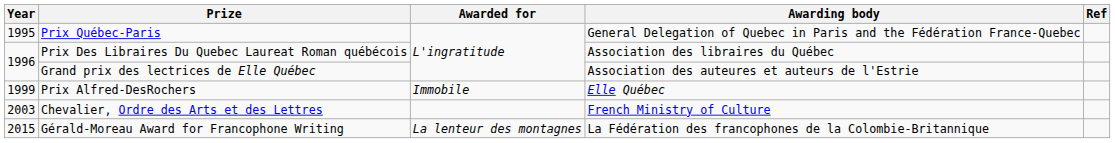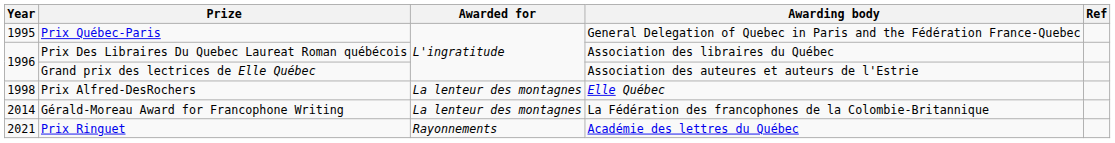(21, 90) 1999 -> (21, 90) 1998
(441, 90) Immobile -> (497, 90) La lenteur des montagnes
- row: (182, 109)
(21, 128) 2015 -> (21, 109) 2014
+ row: (83, 128)
